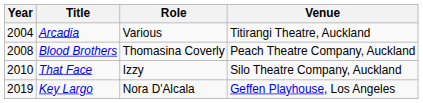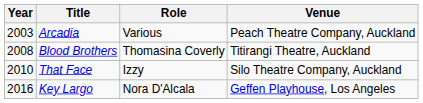(20, 32) 2004 -> (20, 32) 2003
(300, 32) Titirangi Theatre, Auckland -> (323, 32) Peach Theatre Company, Auckland
(323, 51) Peach Theatre Company, Auckland -> (300, 51) Titirangi Theatre, Auckland
(20, 88) 2019 -> (20, 88) 2016
